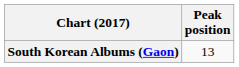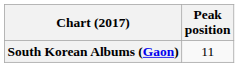(208, 51) 13 -> (208, 51) 11
